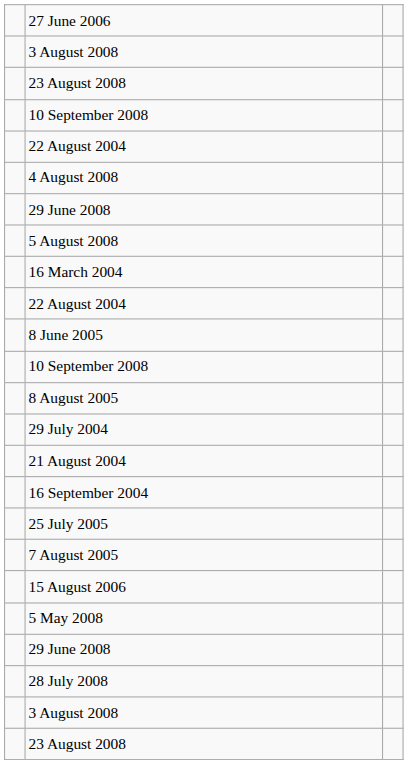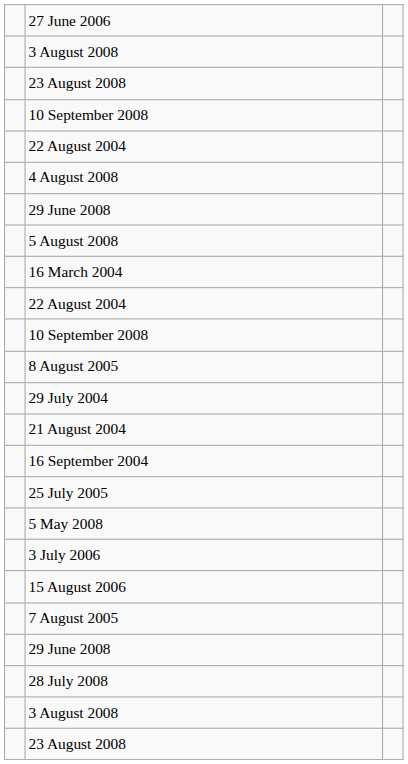- row: (15, 335)
rows swapped: (15, 555) <-> (15, 618)
+ row: (15, 555)
